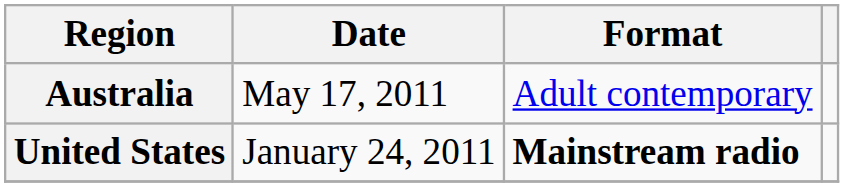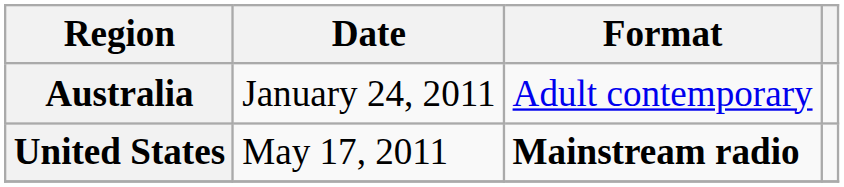(345, 92) May 17, 2011 -> (369, 92) January 24, 2011
(369, 151) January 24, 2011 -> (345, 151) May 17, 2011
